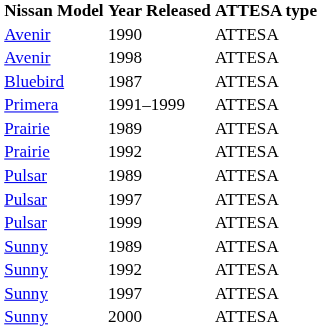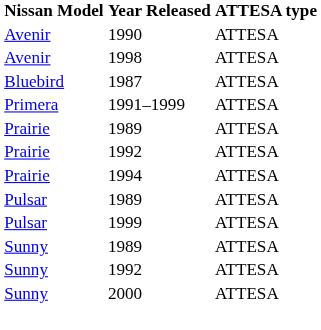+ row: (27, 175)
- row: (26, 199)
- row: (26, 293)
